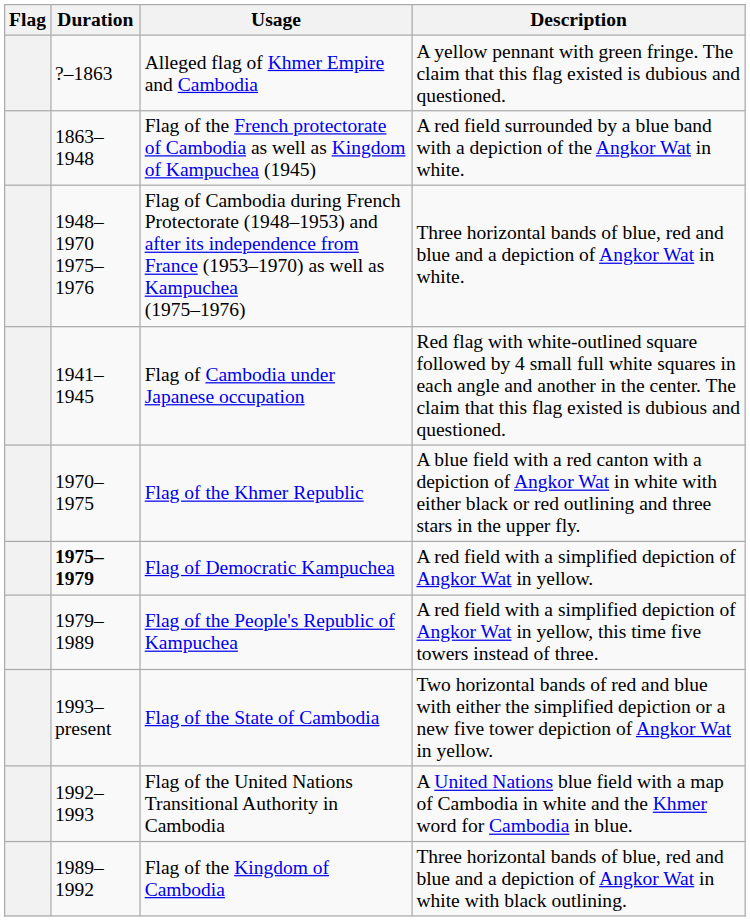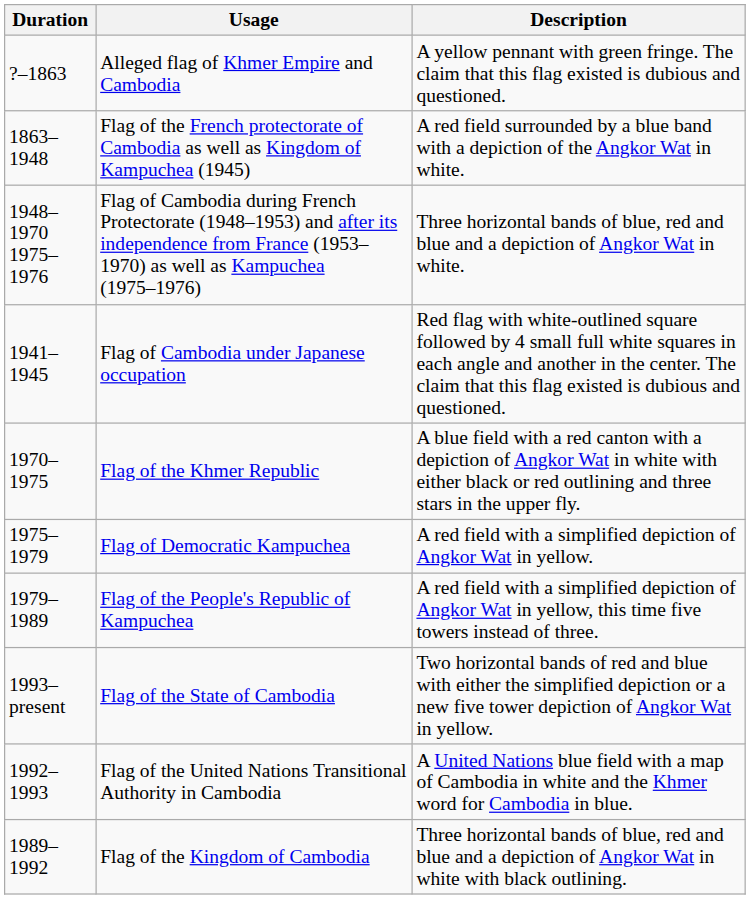- column: (28, 19)
(79, 568) bold -> (34, 546) normal
